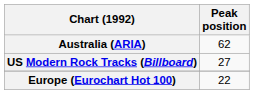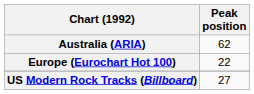rows swapped: (102, 80) <-> (102, 62)
